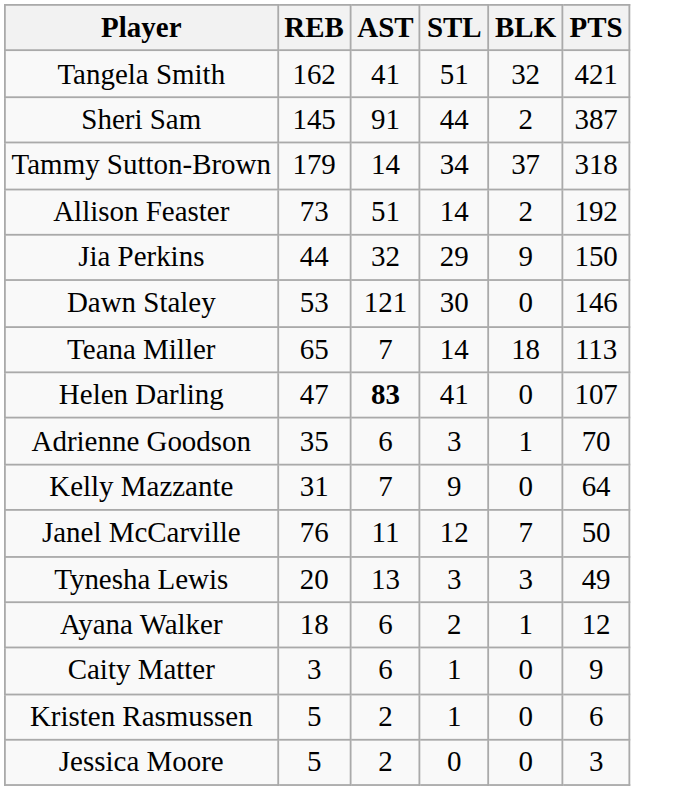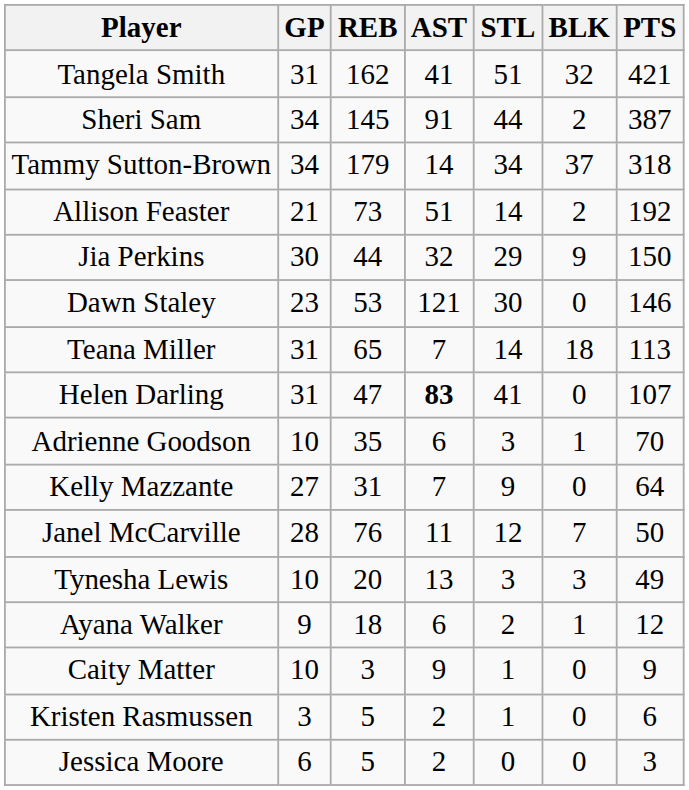+ column: (304, 27)
(385, 670) 6 -> (439, 670) 9
